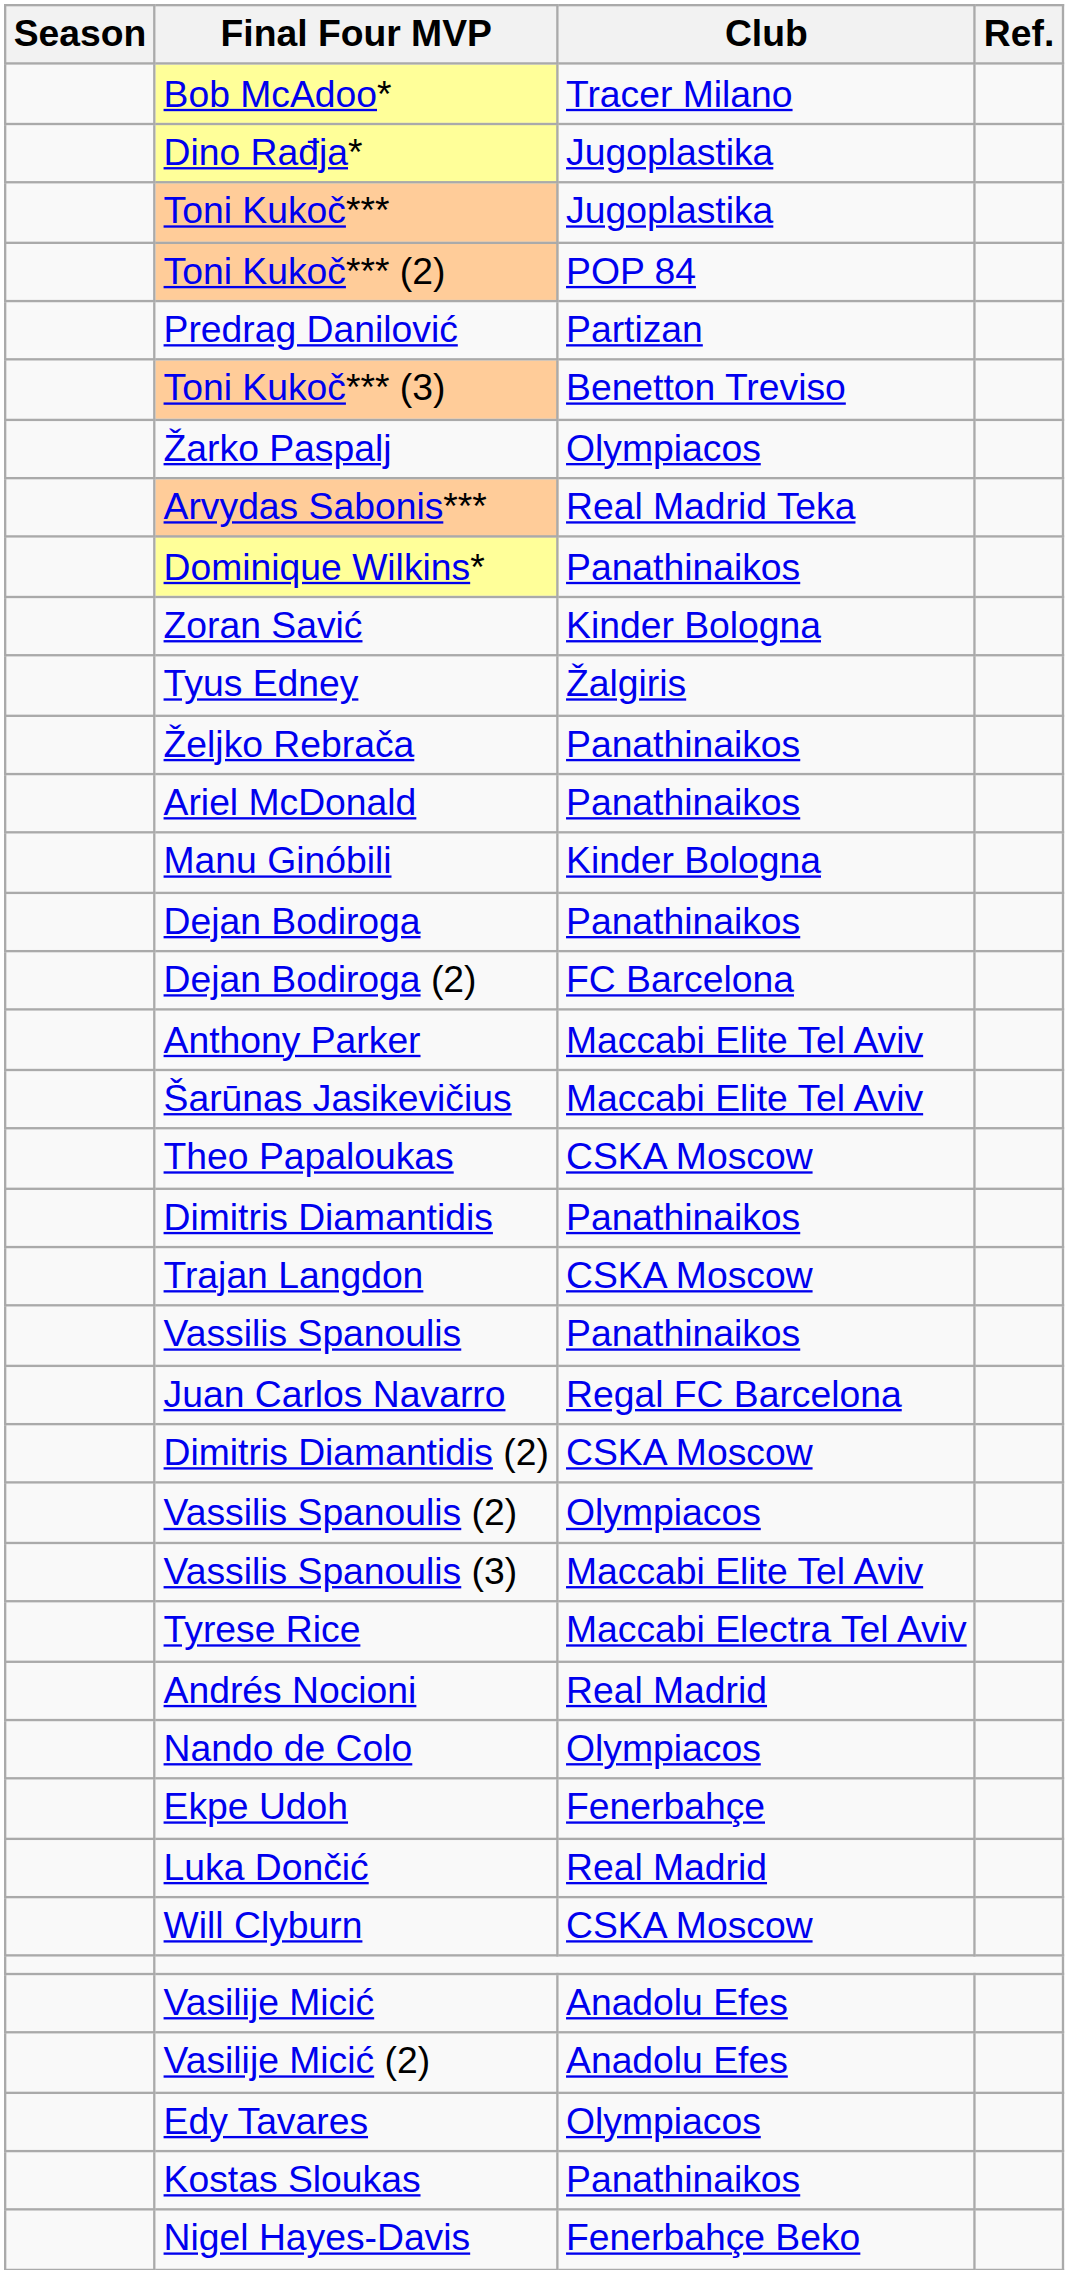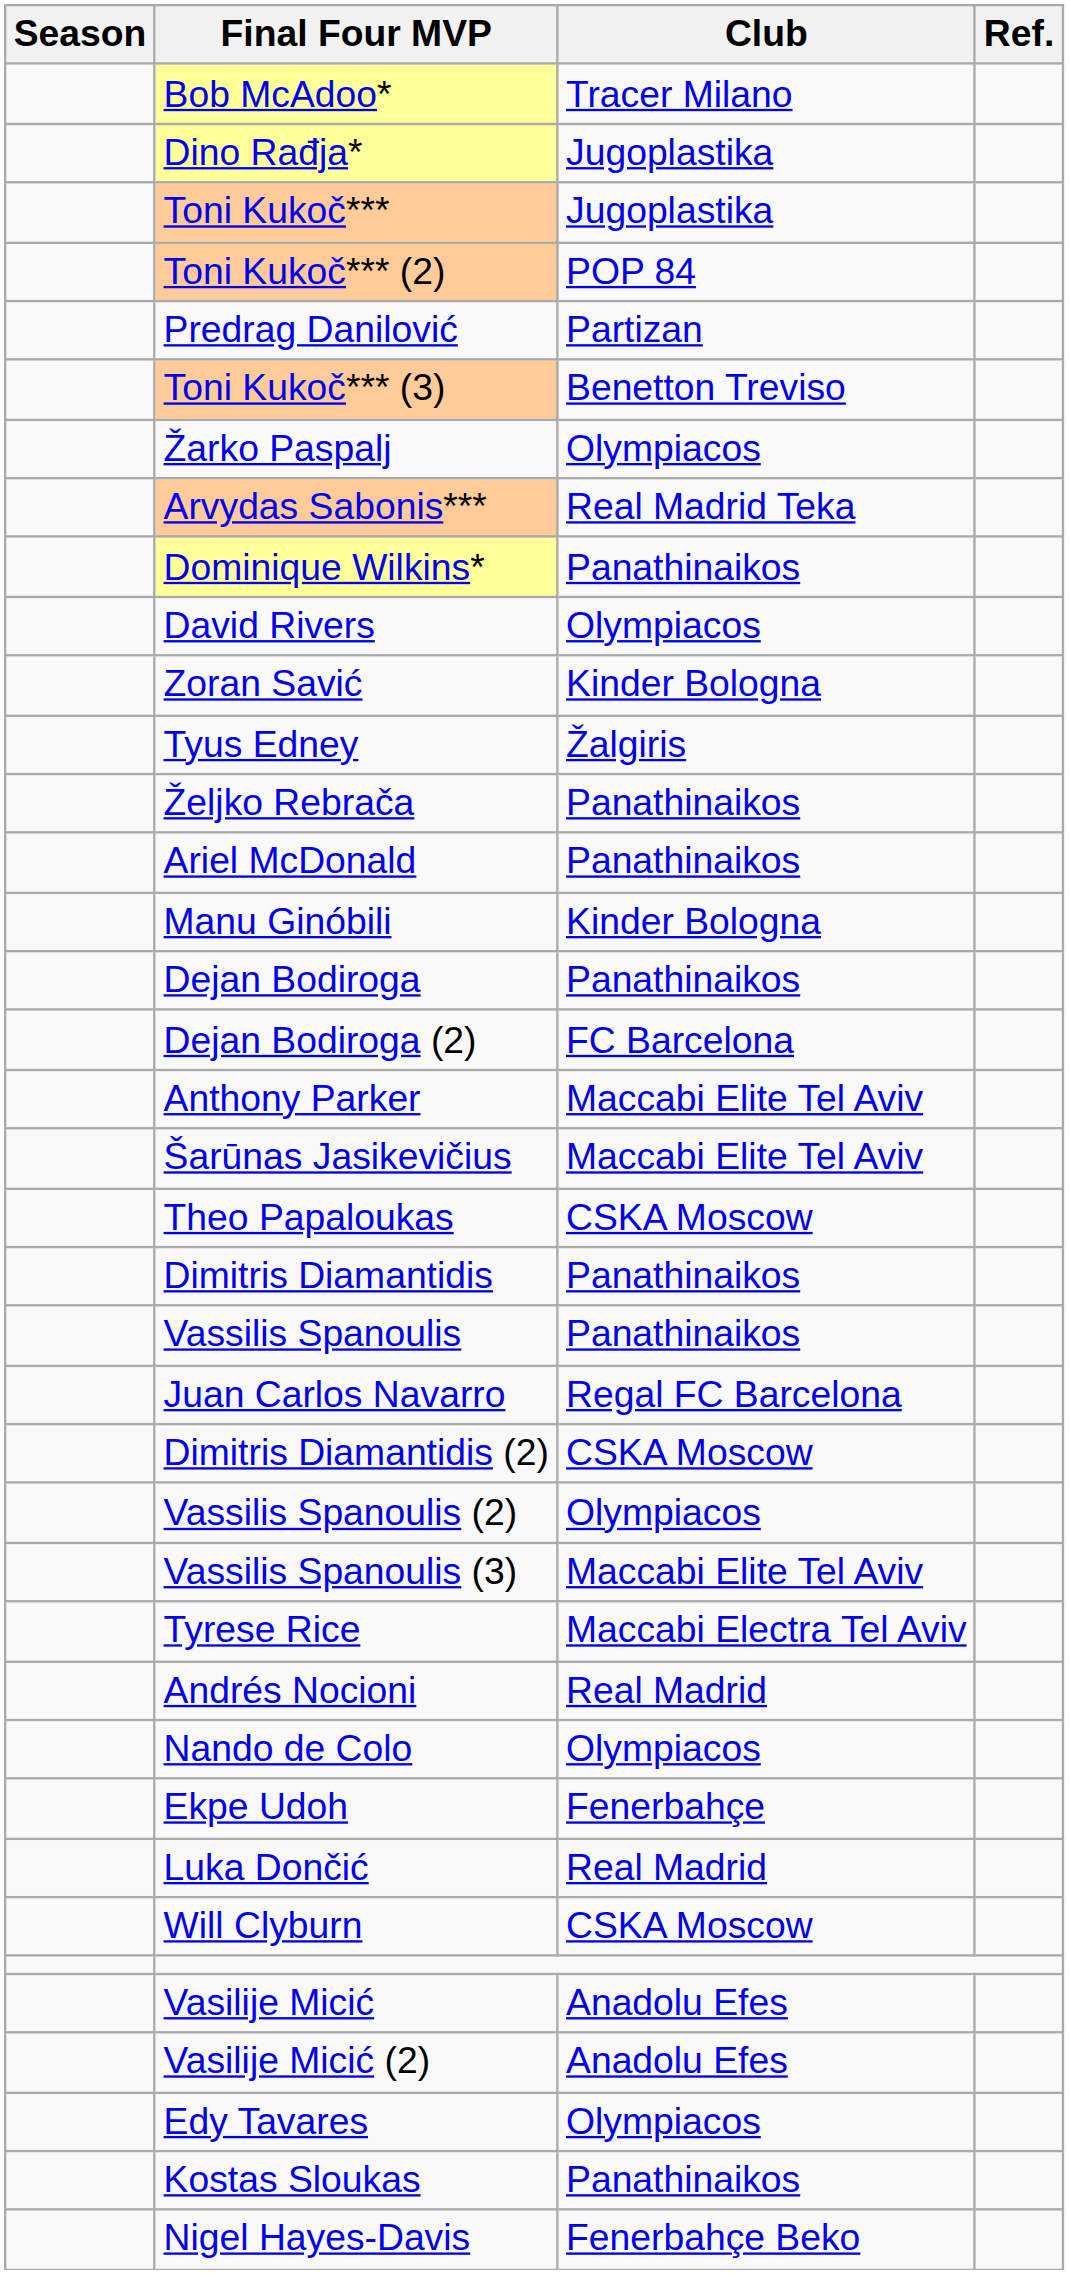+ row: (269, 625)
- row: (293, 1275)
